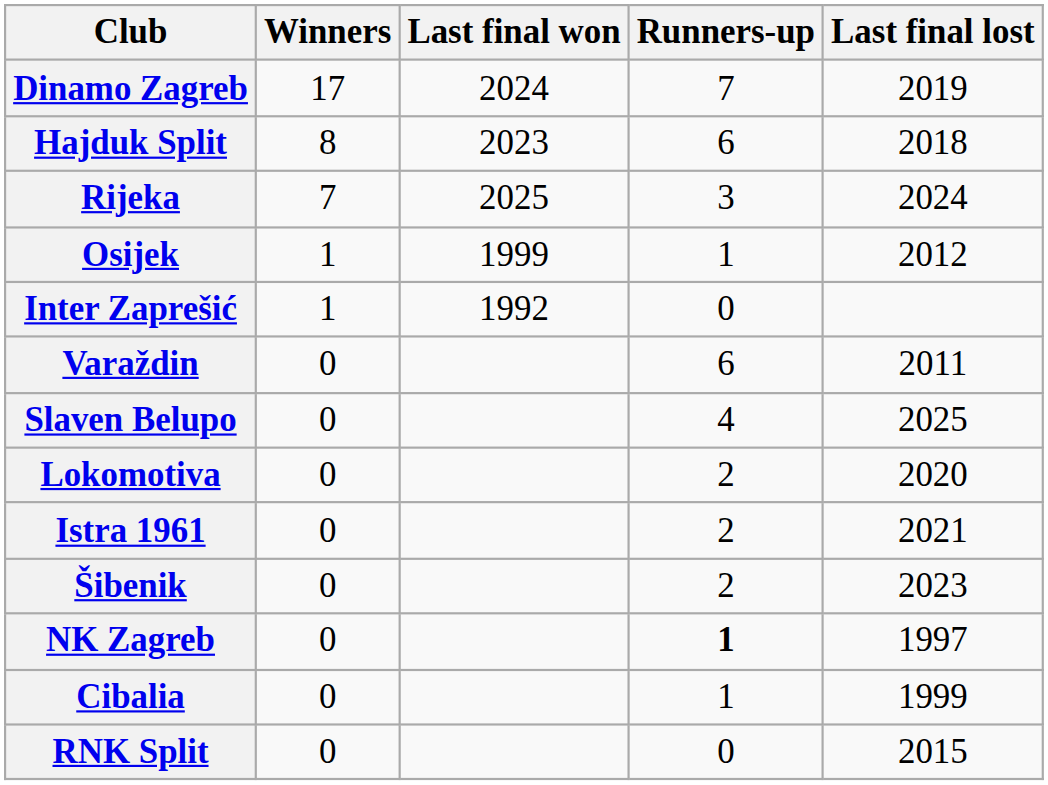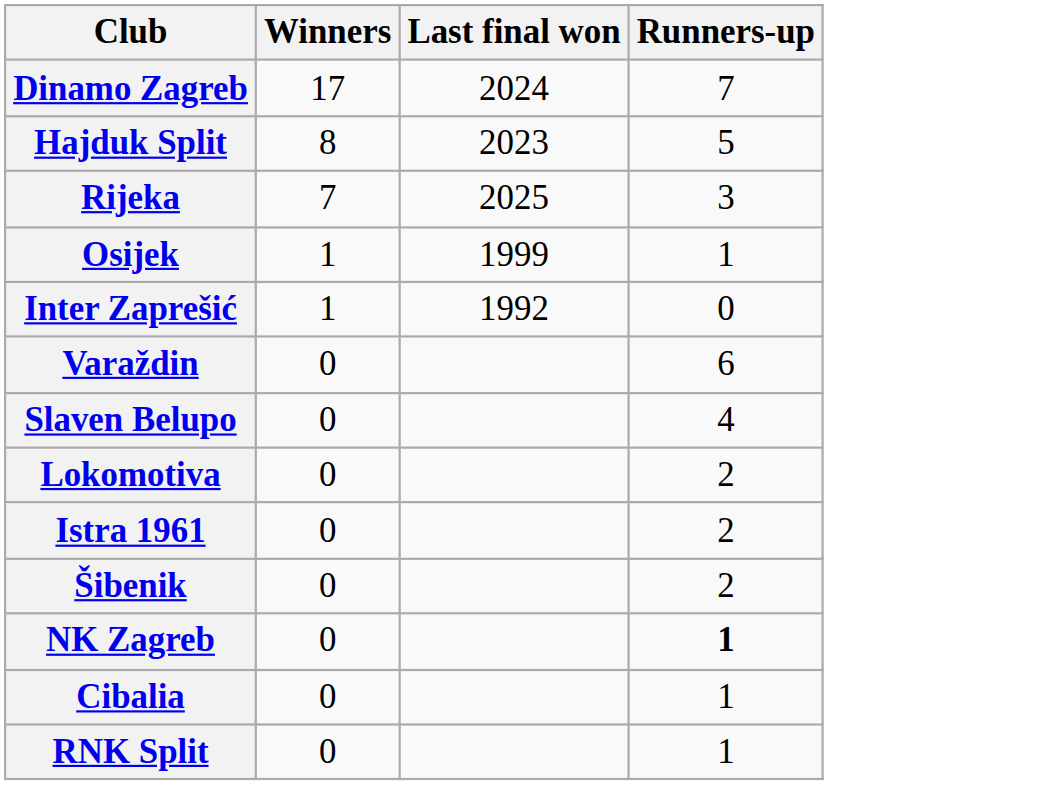- column: (933, 32)
(726, 142) 6 -> (726, 142) 5
(726, 751) 0 -> (726, 751) 1
